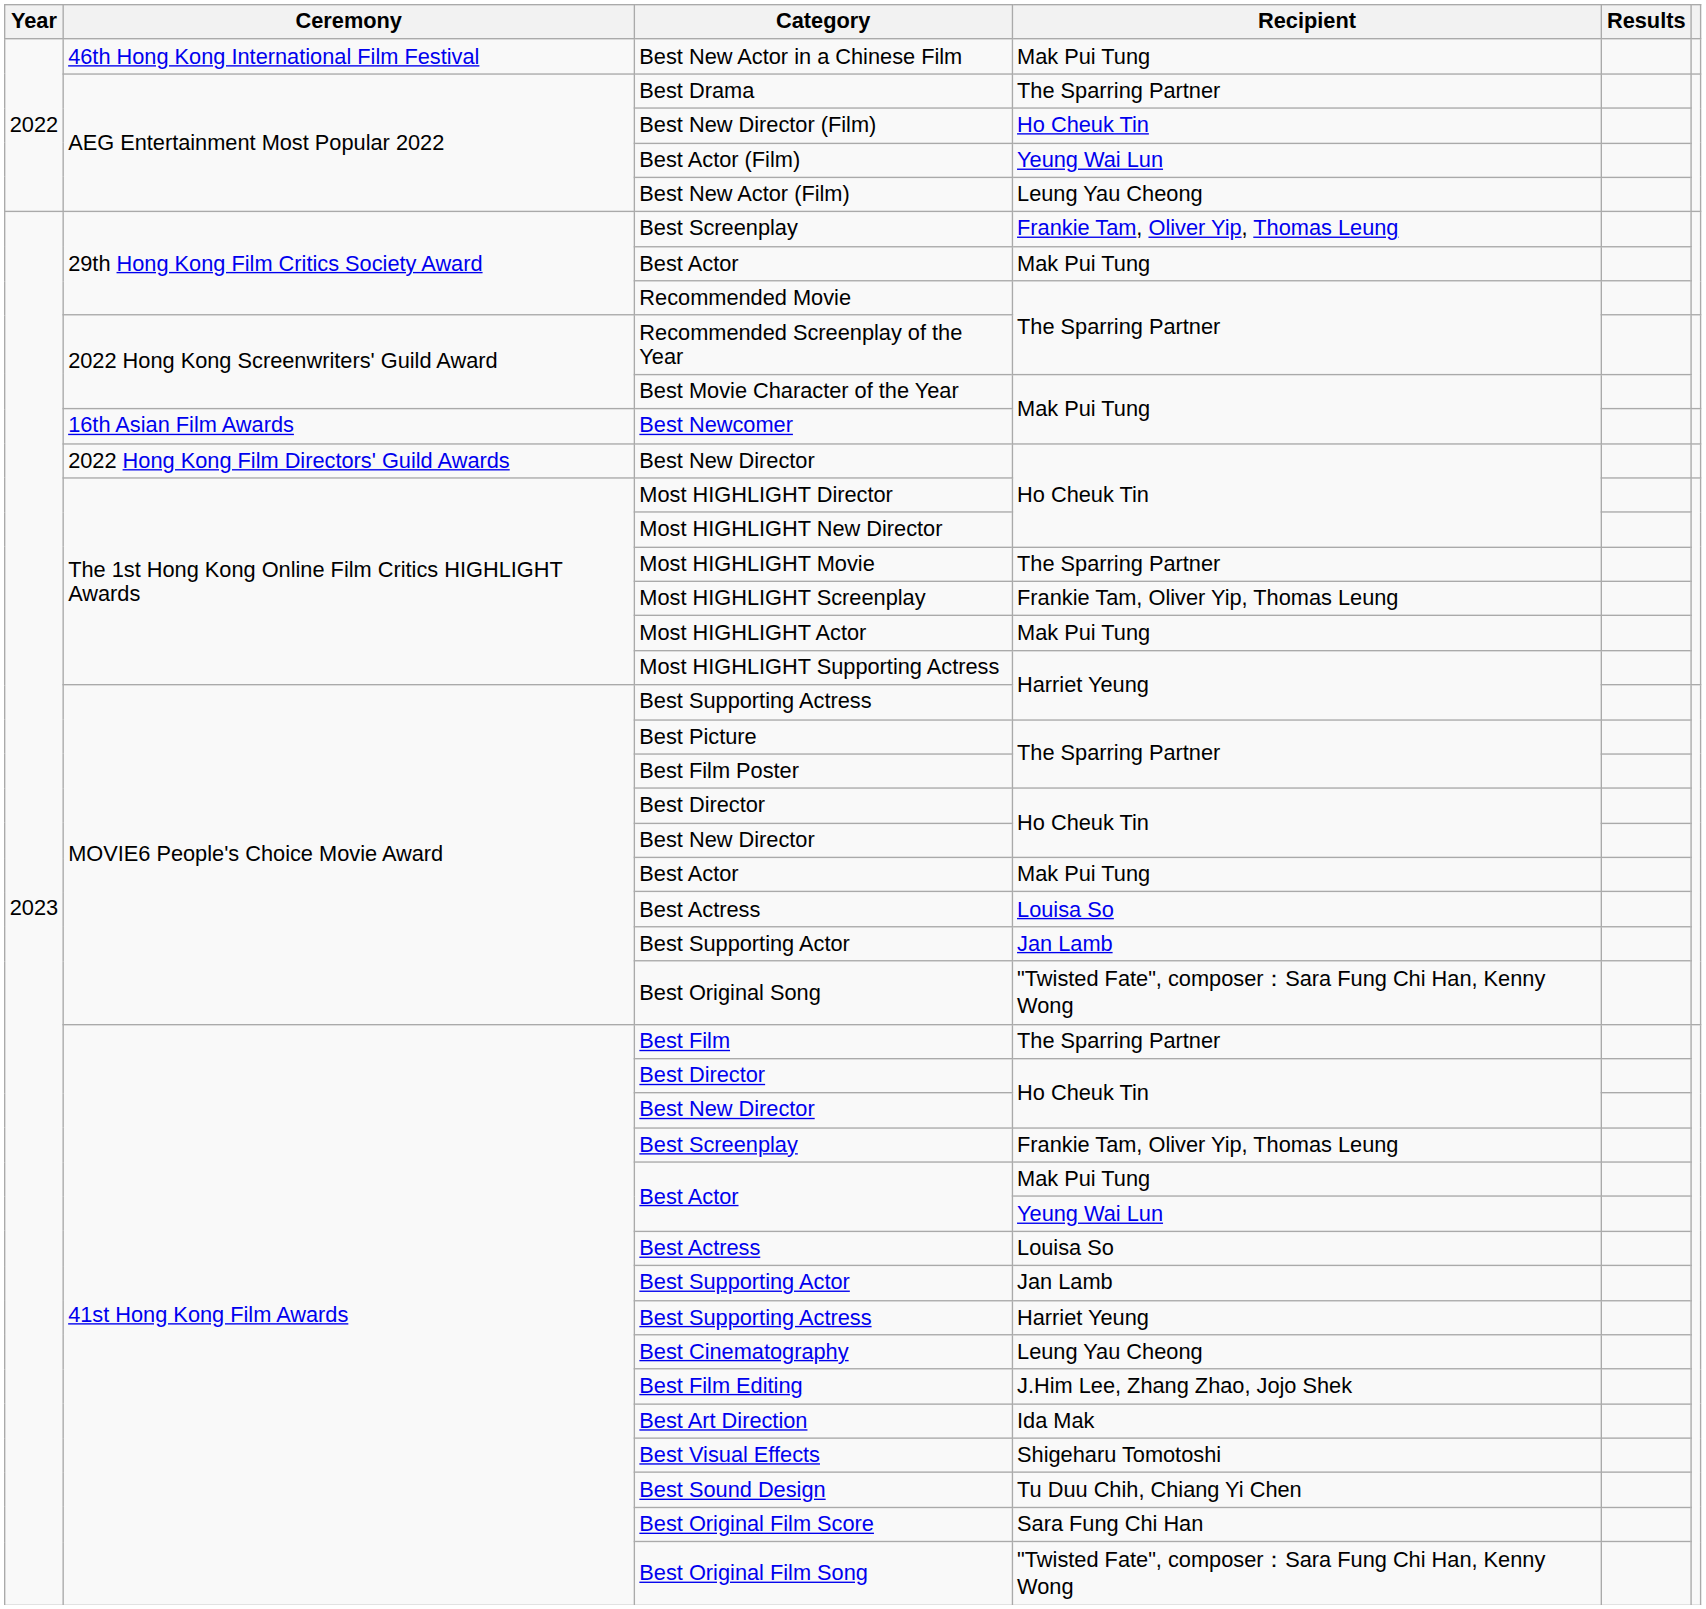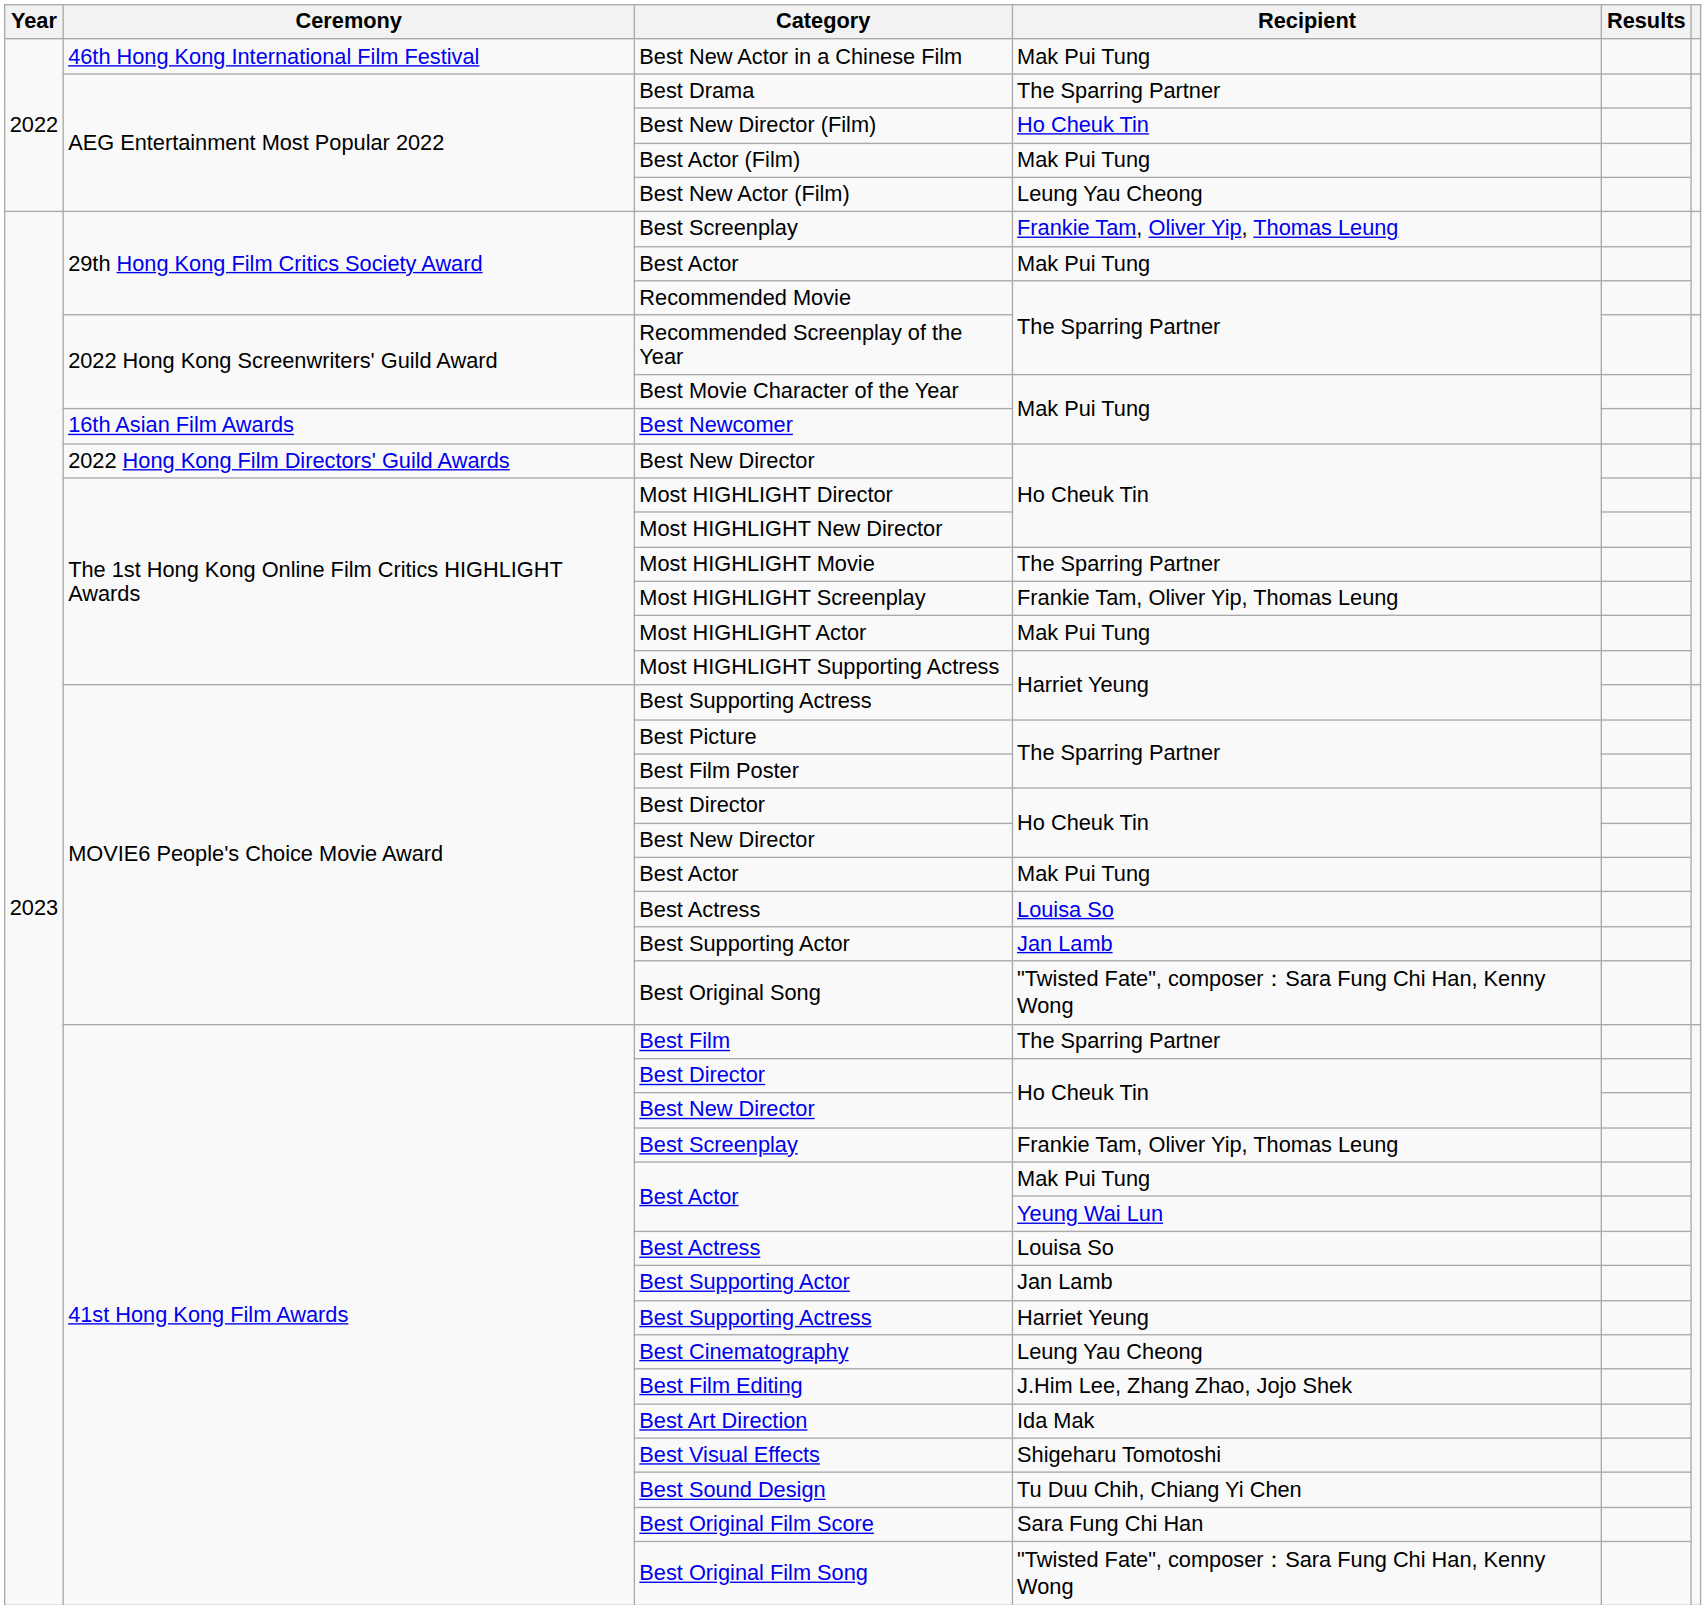(1090, 159) Yeung Wai Lun -> (1084, 159) Mak Pui Tung
